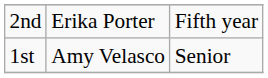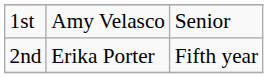rows swapped: (22, 55) <-> (26, 21)
